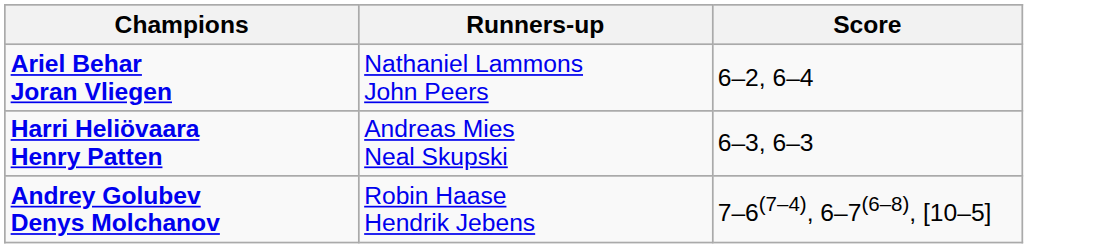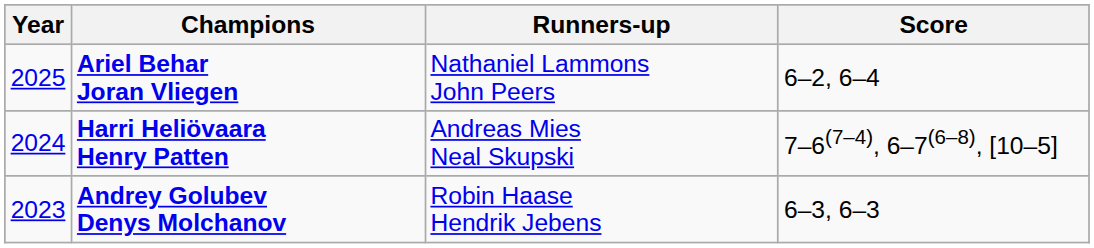+ column: (38, 25)
(766, 144) 6–3, 6–3 -> (921, 144) 7–6(7–4), 6–7(6–8), [10–5]
(855, 210) 7–6(7–4), 6–7(6–8), [10–5] -> (832, 210) 6–3, 6–3
